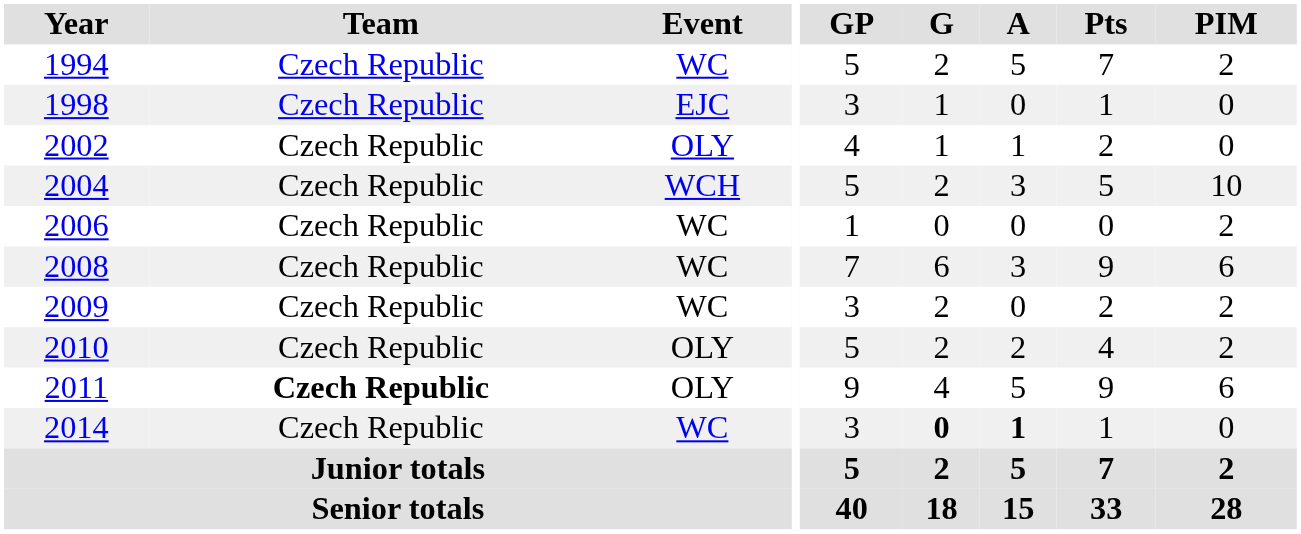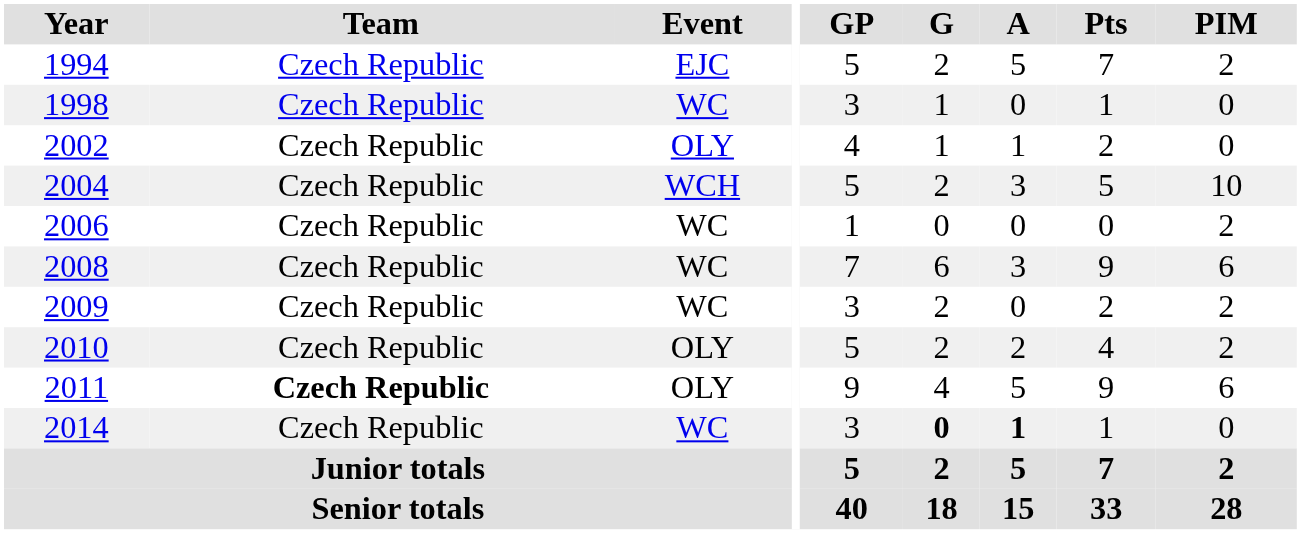(702, 64) WC -> (702, 64) EJC
(702, 104) EJC -> (702, 104) WC
